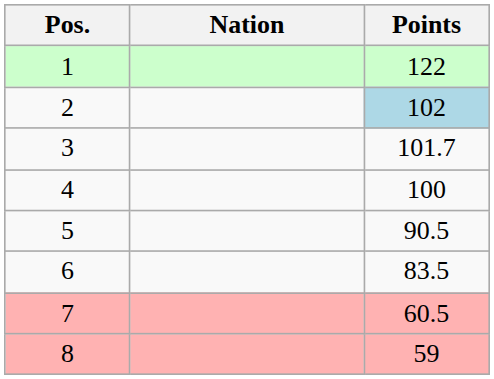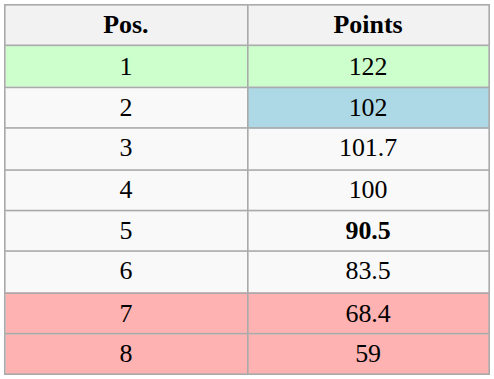- column: (247, 25)
(427, 230) normal -> (368, 230) bold
(427, 312) 60.5 -> (368, 312) 68.4
